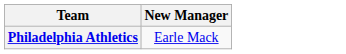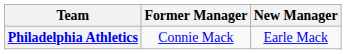+ column: (196, 15)
